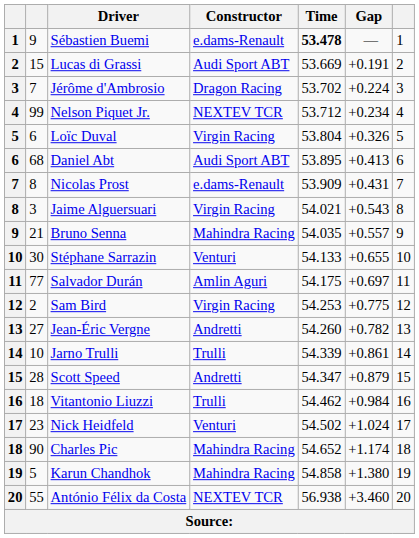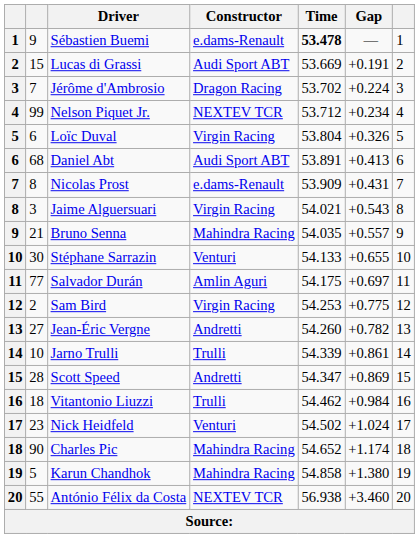(322, 161) 53.895 -> (322, 161) 53.891
(369, 377) +0.879 -> (369, 377) +0.869
